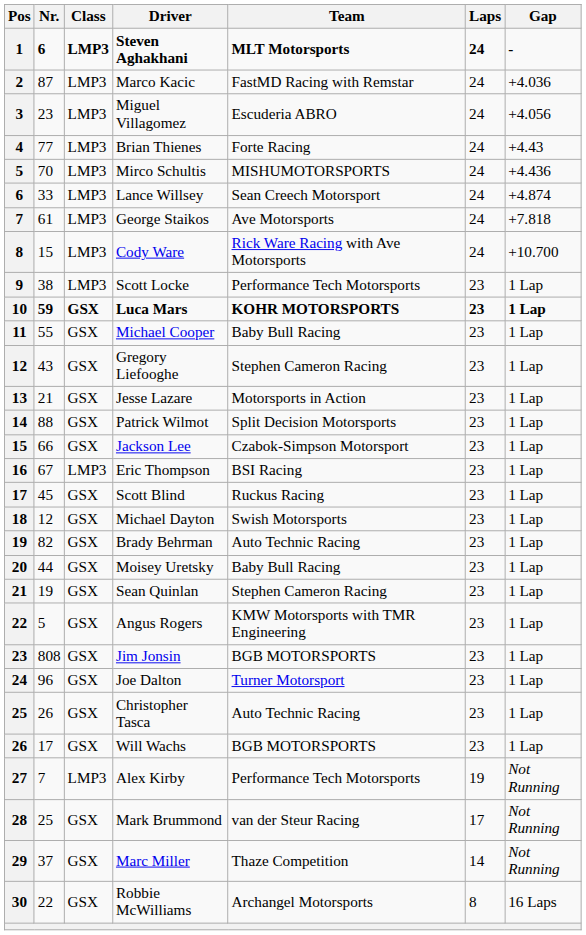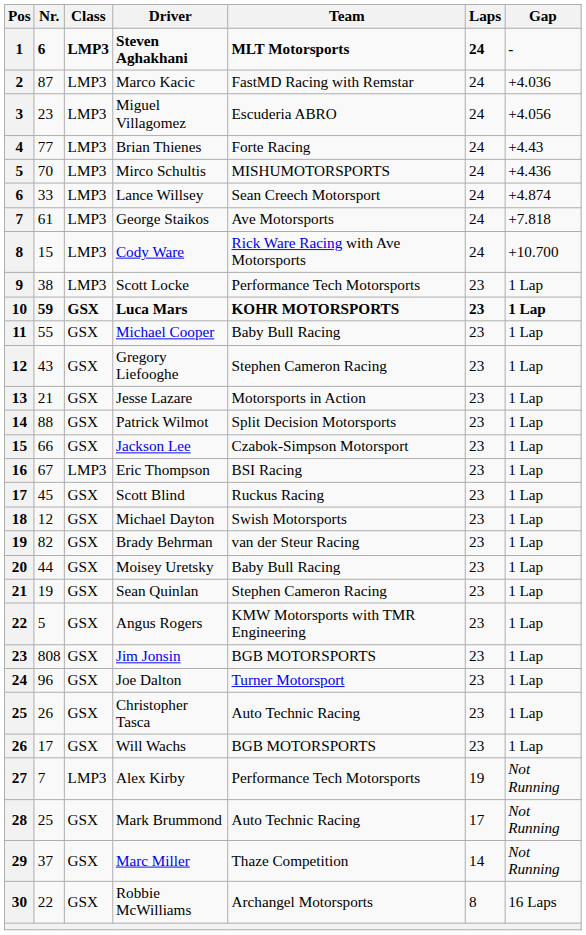(296, 542) Auto Technic Racing -> (295, 542) van der Steur Racing
(295, 819) van der Steur Racing -> (296, 819) Auto Technic Racing
